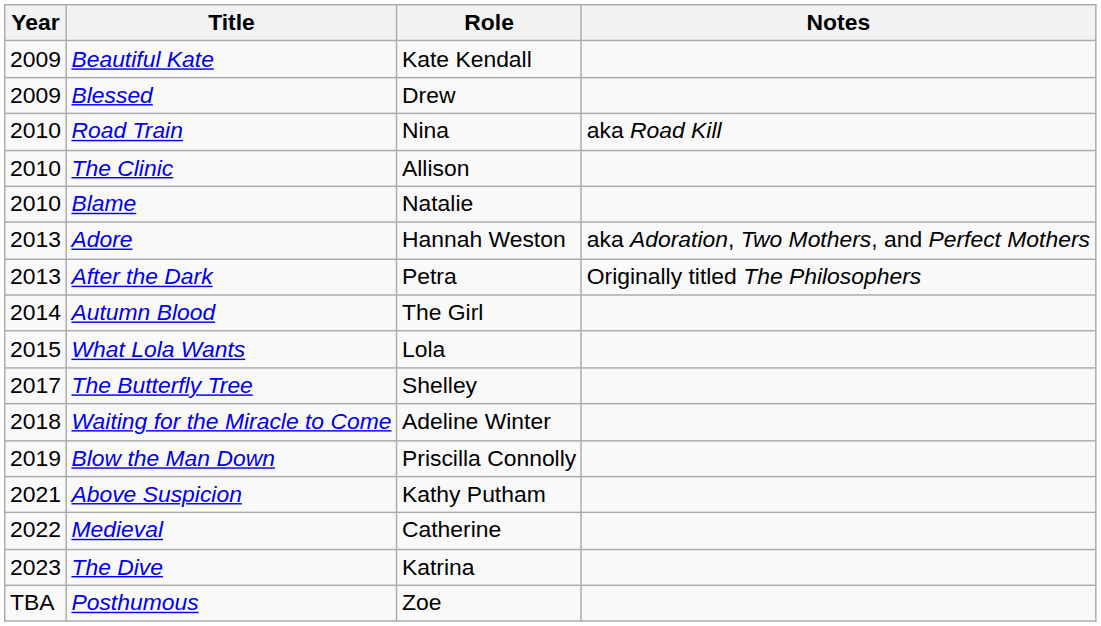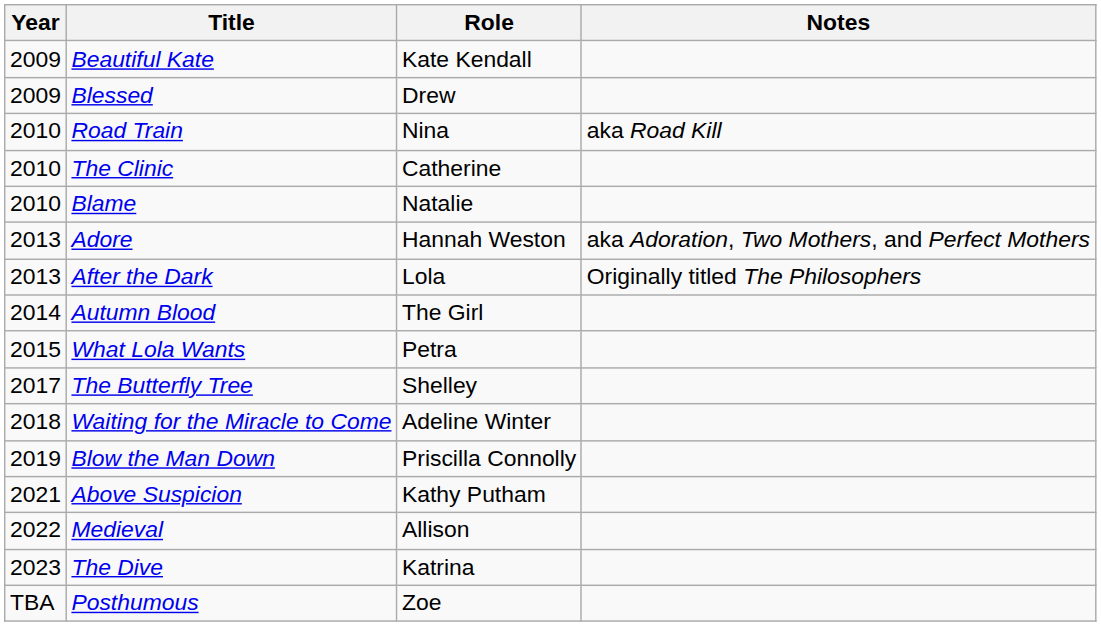(436, 167) Allison -> (452, 167) Catherine
(429, 276) Petra -> (424, 276) Lola
(424, 349) Lola -> (429, 349) Petra
(452, 530) Catherine -> (436, 530) Allison
